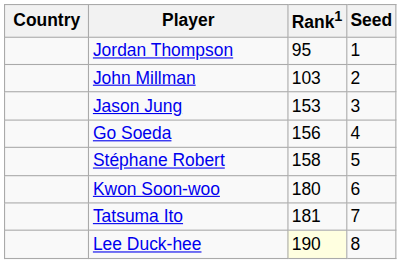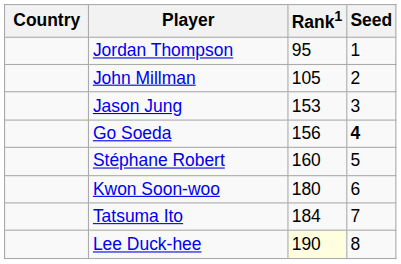(306, 78) 103 -> (306, 78) 105
(355, 133) normal -> (355, 133) bold
(306, 161) 158 -> (306, 161) 160
(306, 216) 181 -> (306, 216) 184
